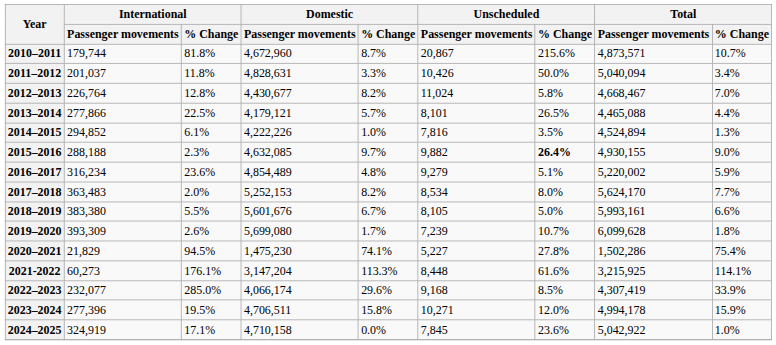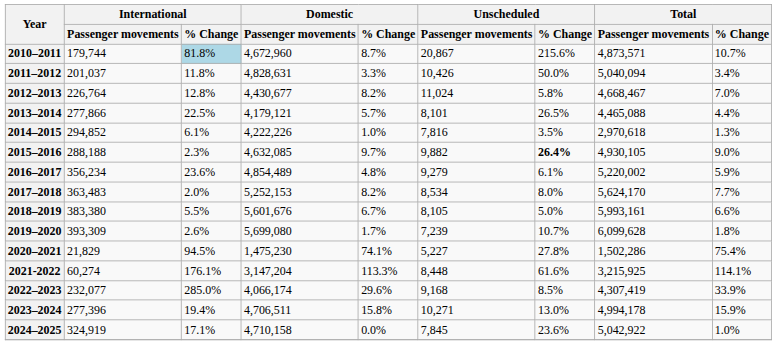(200, 53) no background -> (200, 53) lightblue background
(622, 132) 4,524,894 -> (622, 132) 2,970,618
(622, 152) 4,930,155 -> (622, 152) 4,930,105
(87, 172) 316,234 -> (87, 172) 356,234
(550, 172) 5.1% -> (550, 172) 6.1%
(84, 270) 60,273 -> (84, 270) 60,274
(200, 310) 19.5% -> (200, 310) 19.4%
(553, 310) 12.0% -> (553, 310) 13.0%
